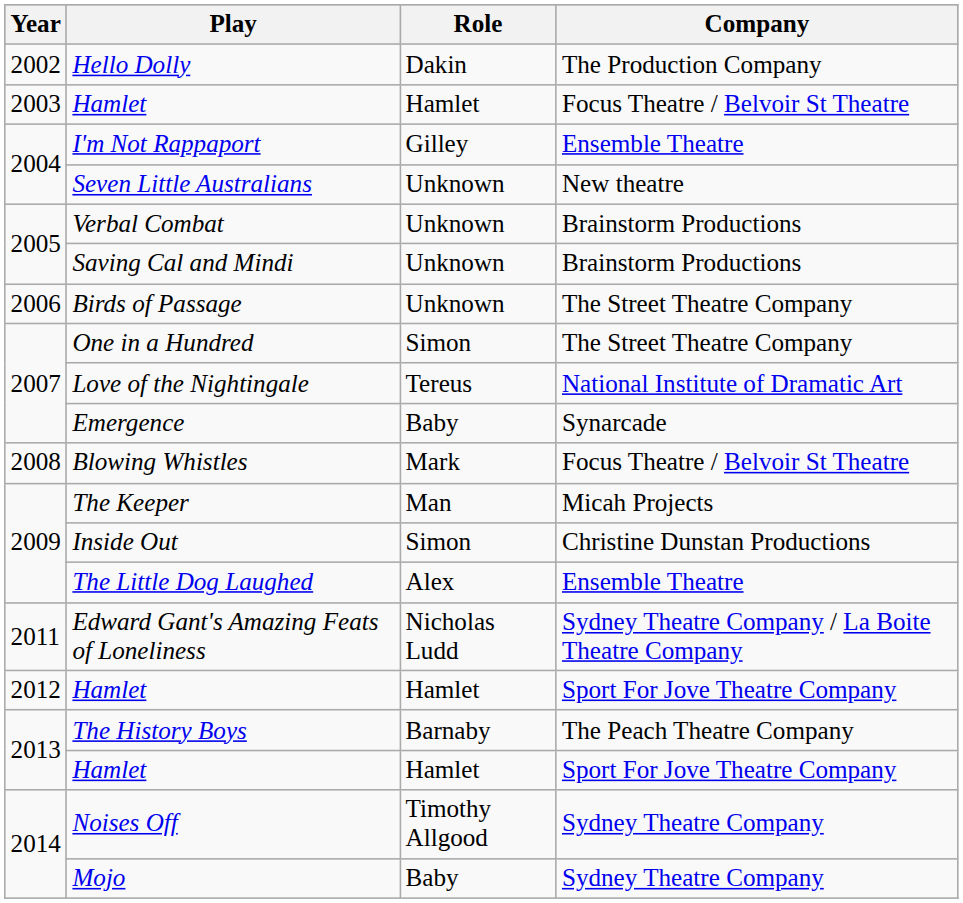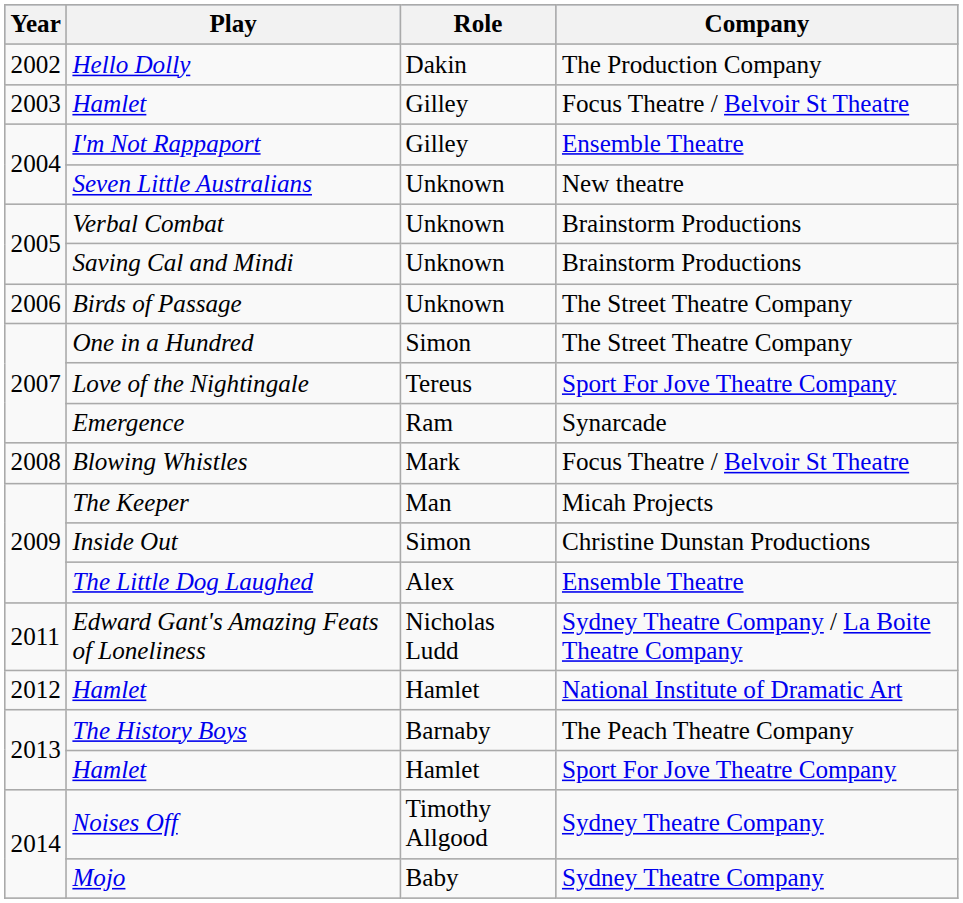(442, 104) Hamlet -> (437, 104) Gilley
(732, 382) National Institute of Dramatic Art -> (729, 382) Sport For Jove Theatre Company
(432, 422) Baby -> (429, 422) Ram
(729, 690) Sport For Jove Theatre Company -> (732, 690) National Institute of Dramatic Art
